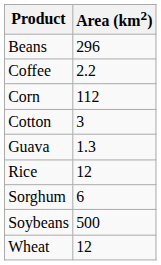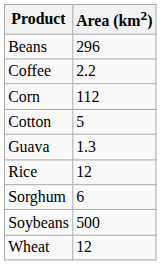(80, 121) 3 -> (80, 121) 5
